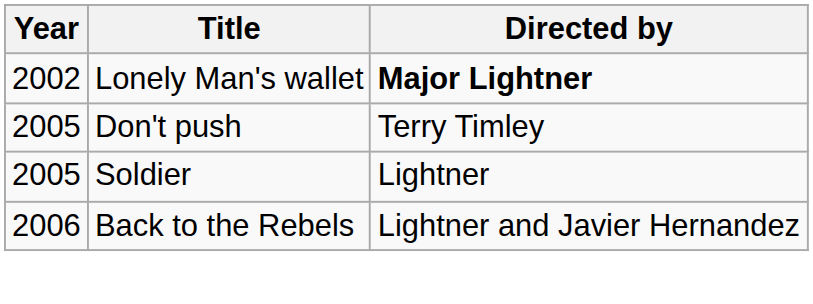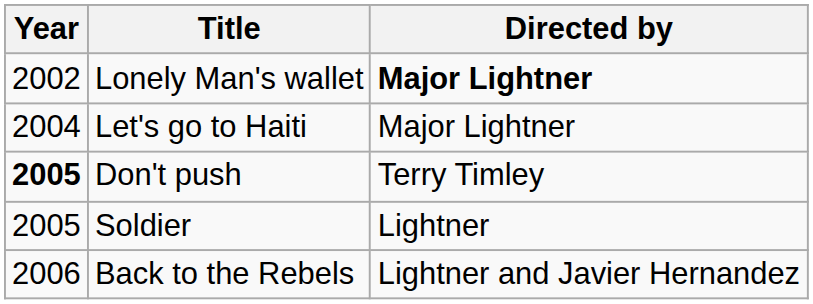+ row: (201, 126)
(46, 126) normal -> (46, 175) bold
